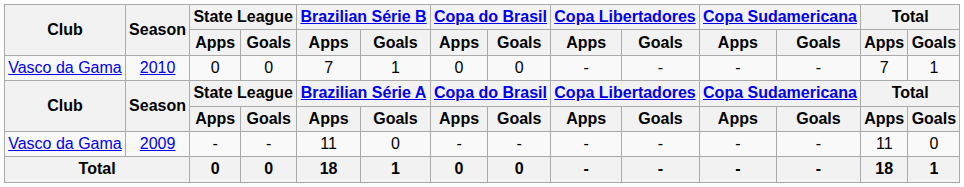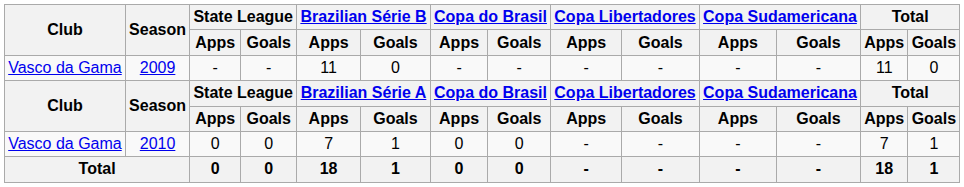rows swapped: (158, 144) <-> (158, 67)
